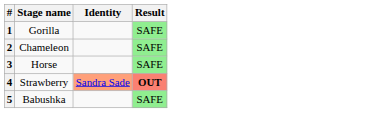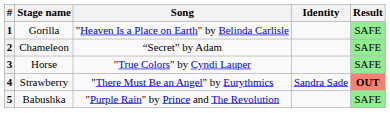+ column: (182, 13)
(103, 82) lightsalmon background -> (321, 82) no background
